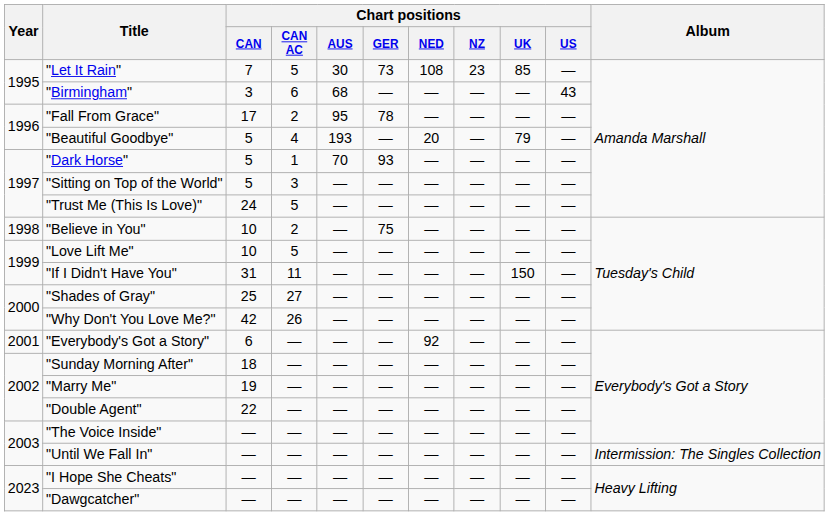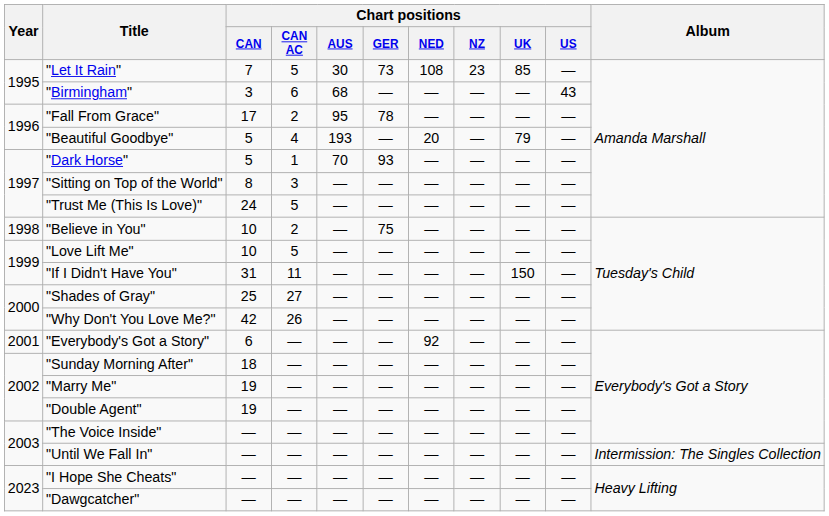(249, 183) 5 -> (249, 183) 8
(249, 409) 22 -> (249, 409) 19
